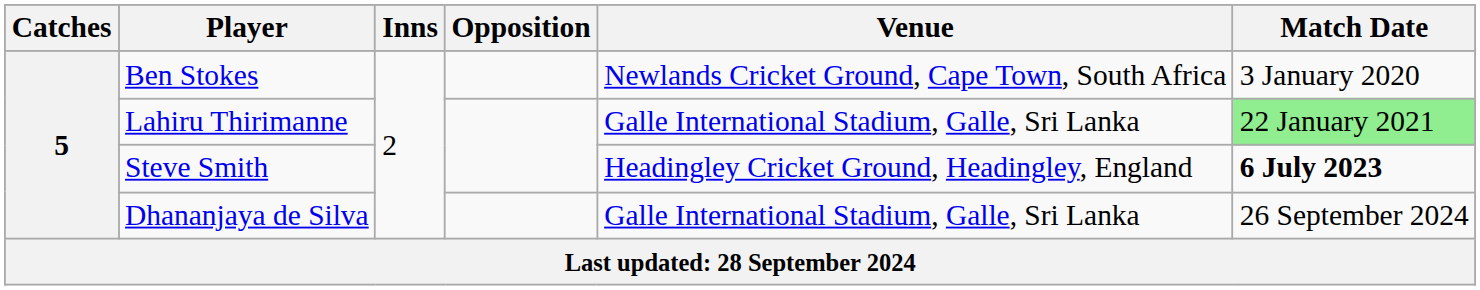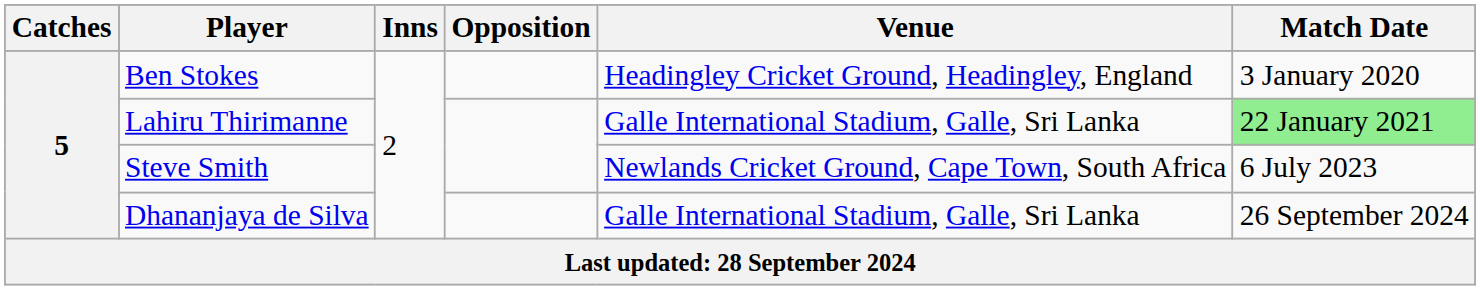(915, 74) Newlands Cricket Ground, Cape Town, South Africa -> (898, 74) Headingley Cricket Ground, Headingley, England
(898, 167) Headingley Cricket Ground, Headingley, England -> (915, 167) Newlands Cricket Ground, Cape Town, South Africa
(1311, 167) bold -> (1308, 167) normal
